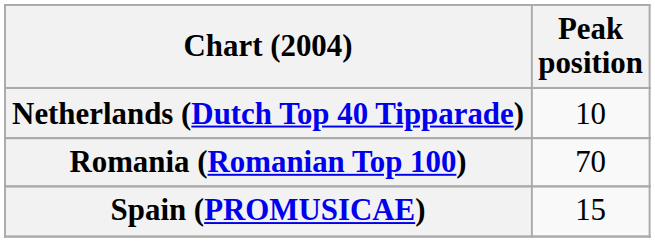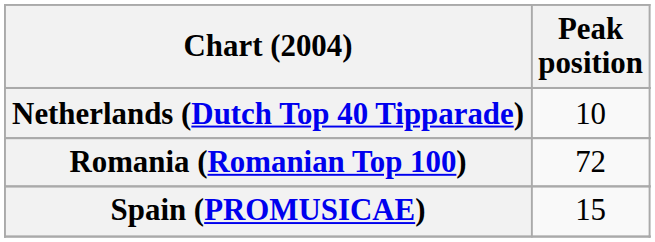(591, 161) 70 -> (591, 161) 72
